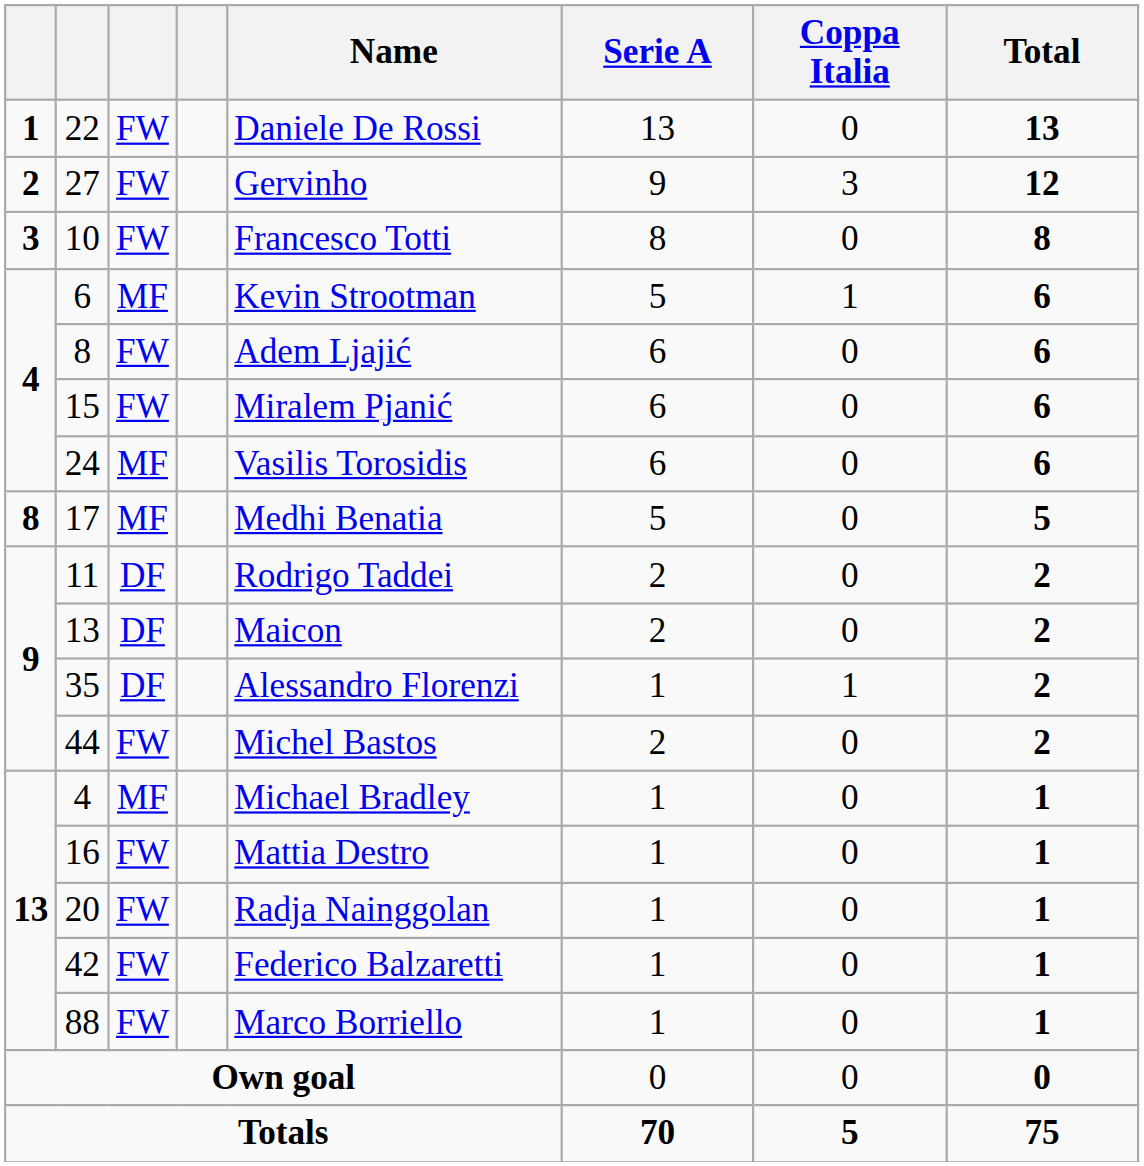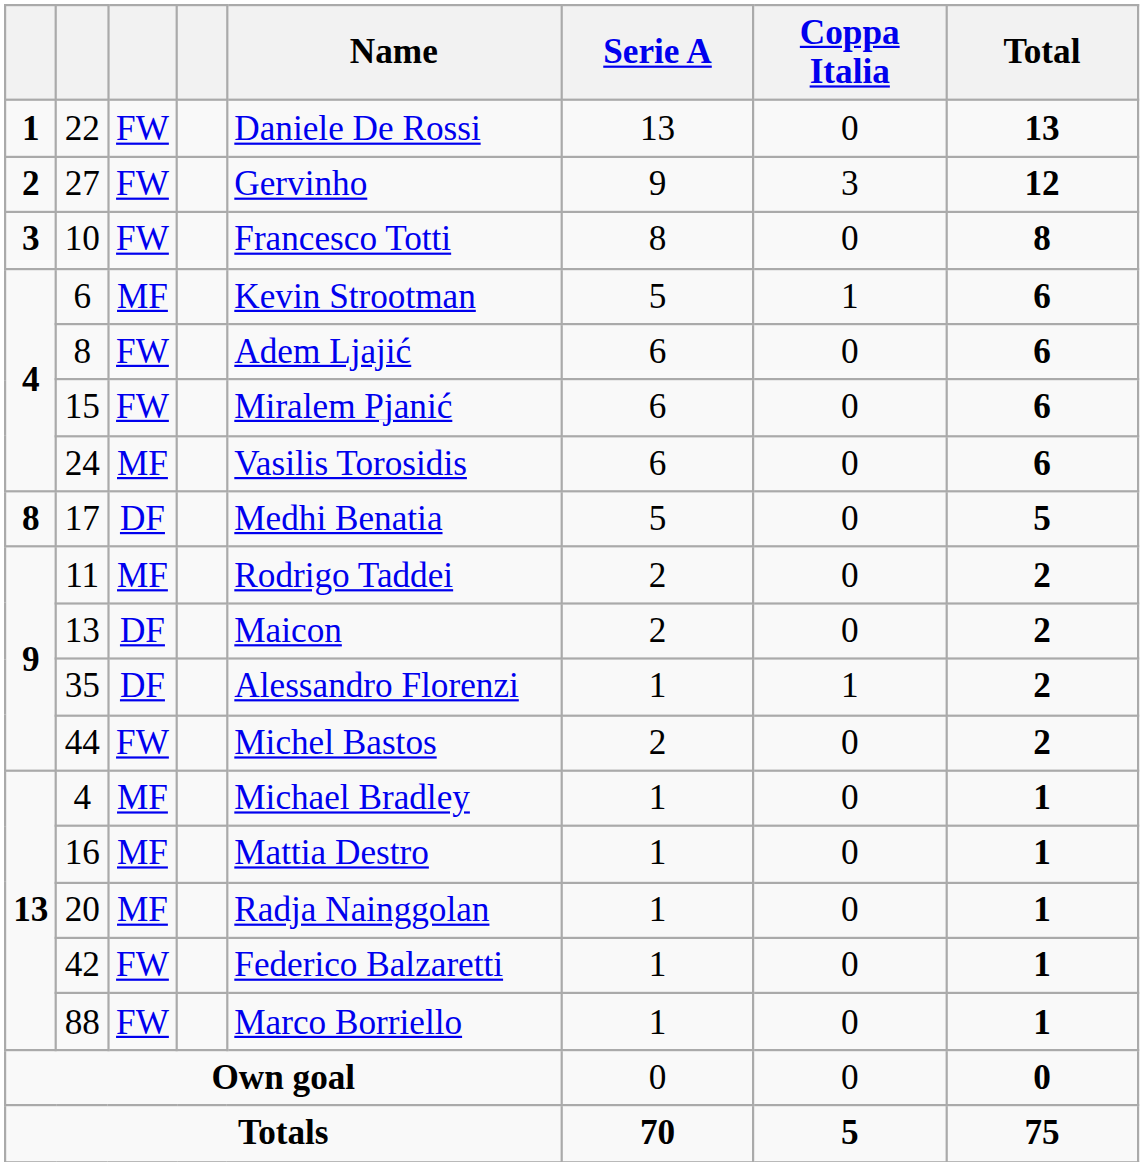(142, 518) MF -> (142, 518) DF
(142, 574) DF -> (142, 574) MF
(142, 853) FW -> (142, 853) MF
(142, 909) FW -> (142, 909) MF
